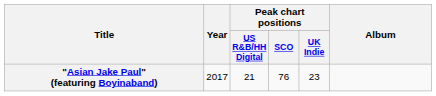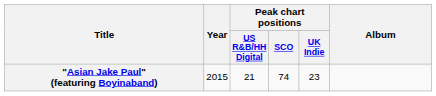(217, 77) 2017 -> (217, 77) 2015
(284, 77) 76 -> (284, 77) 74
